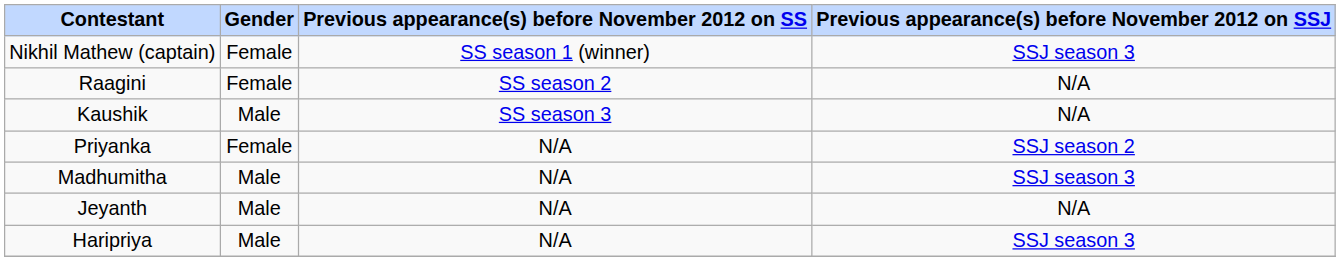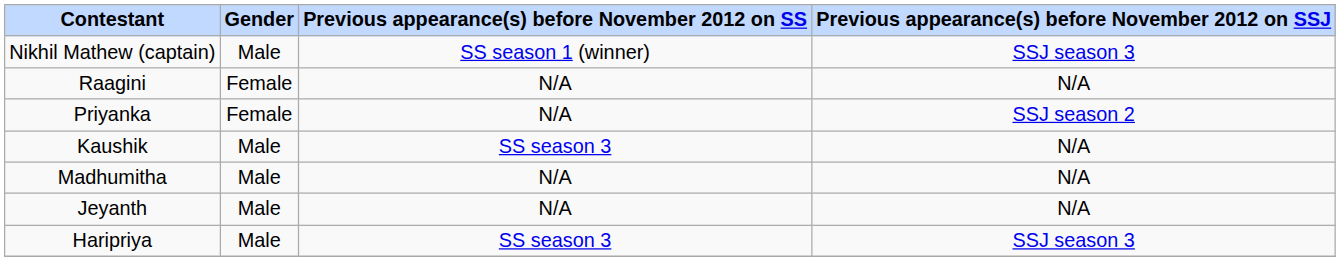(259, 51) Female -> (259, 51) Male
(555, 83) SS season 2 -> (555, 83) N/A
rows swapped: (112, 146) <-> (112, 114)
(1074, 177) SSJ season 3 -> (1074, 177) N/A
(555, 240) N/A -> (555, 240) SS season 3
